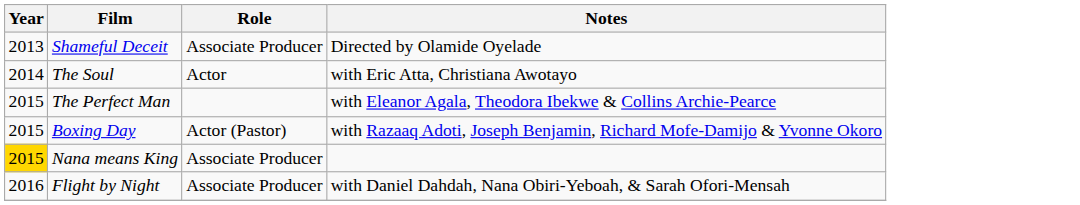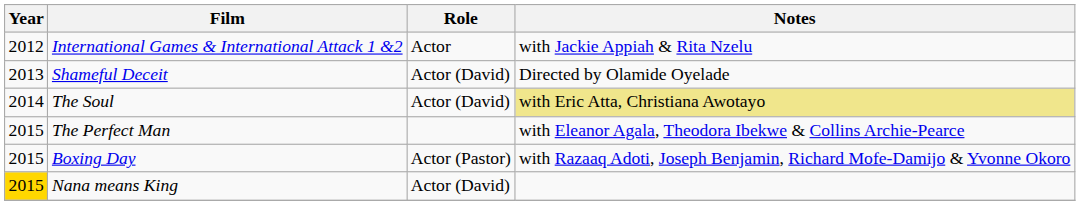+ row: (227, 46)
(254, 46) Associate Producer -> (460, 74) Actor (David)
(206, 74) Actor -> (460, 102) Actor (David)
(454, 74) no background -> (642, 102) khaki background
(254, 158) Associate Producer -> (460, 185) Actor (David)
- row: (106, 185)
